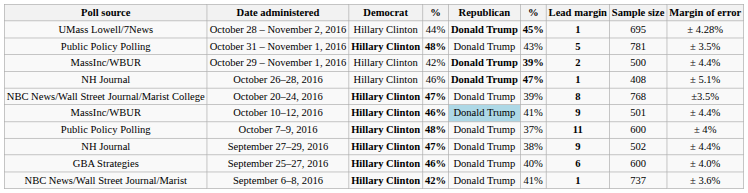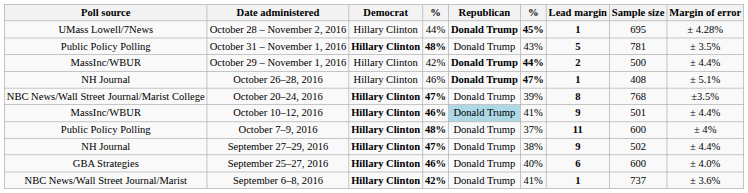(533, 63) 39% -> (533, 63) 44%
